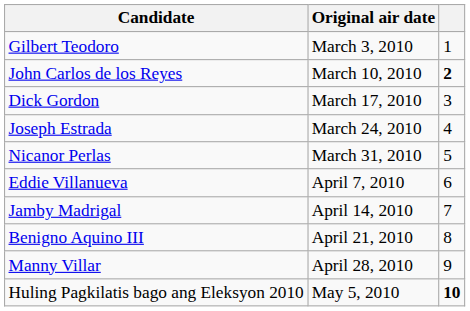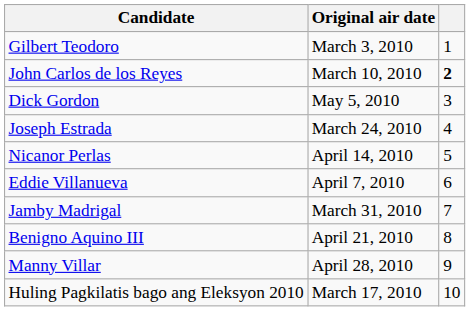(367, 100) March 17, 2010 -> (356, 100) May 5, 2010
(367, 155) March 31, 2010 -> (362, 155) April 14, 2010
(362, 210) April 14, 2010 -> (367, 210) March 31, 2010
(356, 292) May 5, 2010 -> (367, 292) March 17, 2010
(452, 292) bold -> (452, 292) normal
